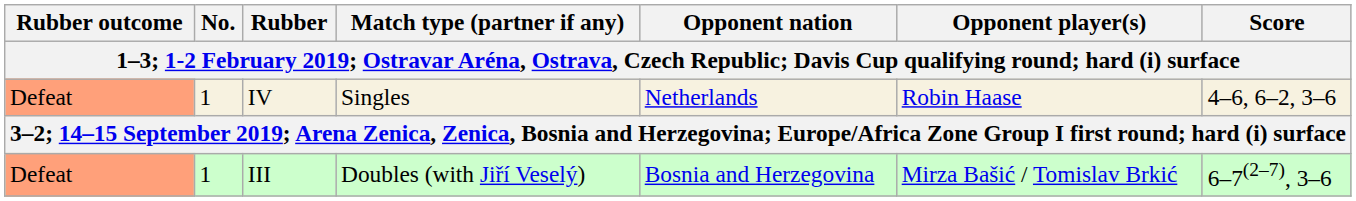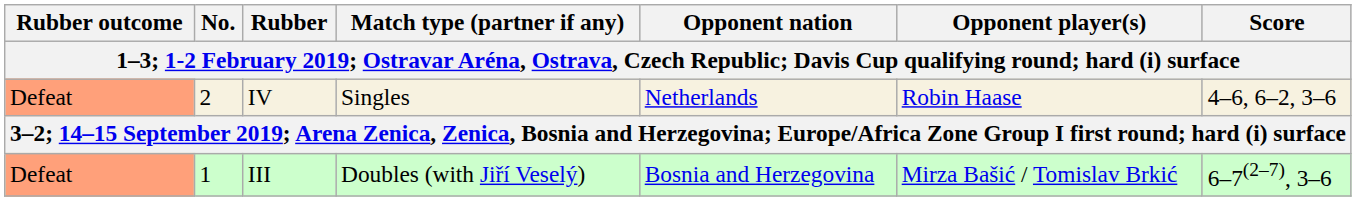(205, 97) 1 -> (205, 97) 2
